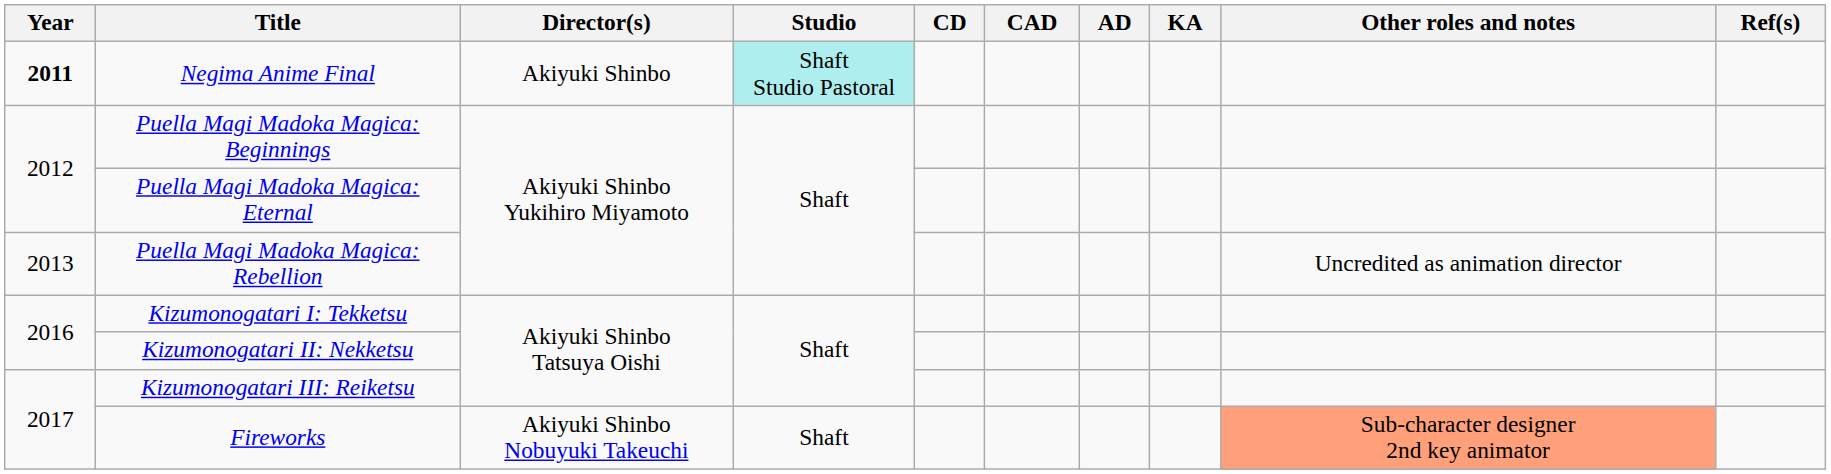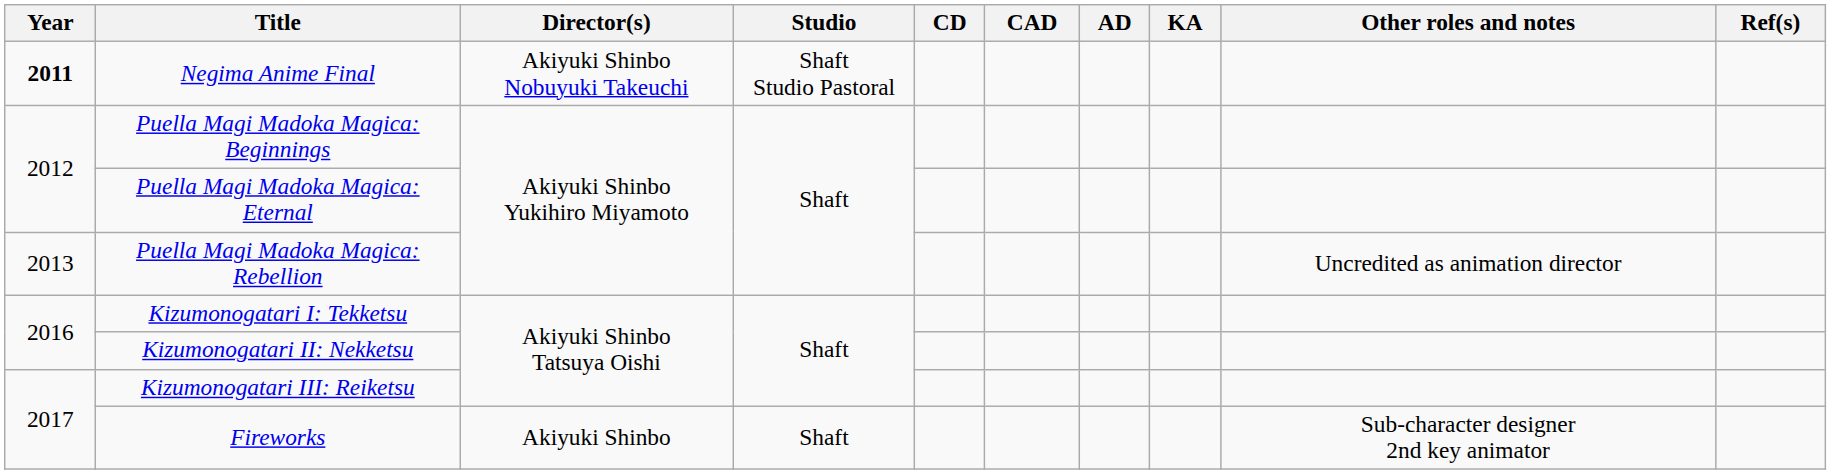(596, 73) Akiyuki Shinbo -> (596, 73) Akiyuki Shinbo Nobuyuki Takeuchi
(824, 73) paleturquoise background -> (824, 73) no background
(596, 437) Akiyuki Shinbo Nobuyuki Takeuchi -> (596, 437) Akiyuki Shinbo
(1468, 437) lightsalmon background -> (1468, 437) no background
